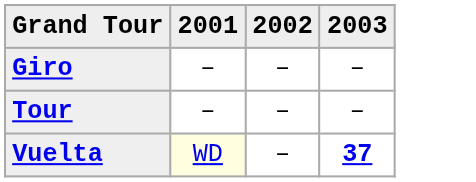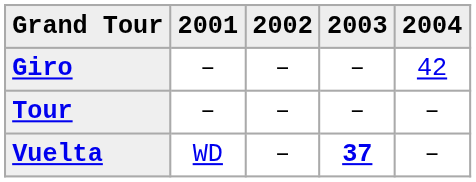+ column: (432, 26)
(208, 155) lightyellow background -> (208, 155) no background
